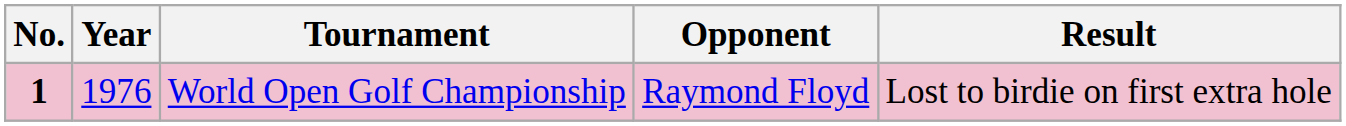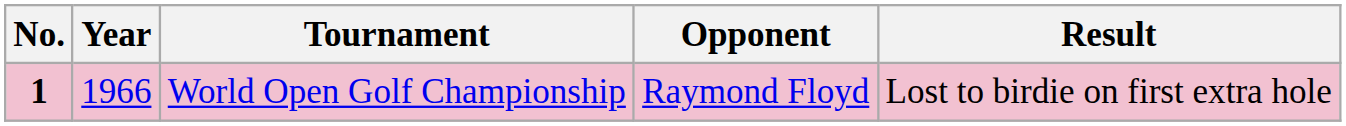(116, 91) 1976 -> (116, 91) 1966
